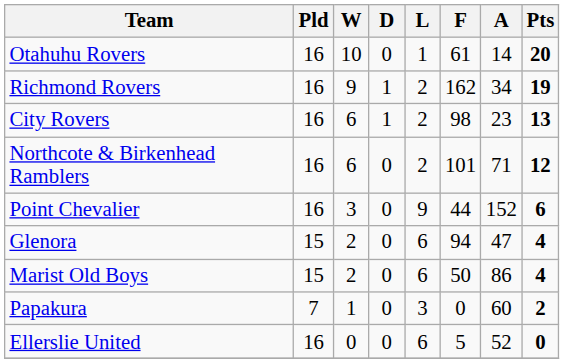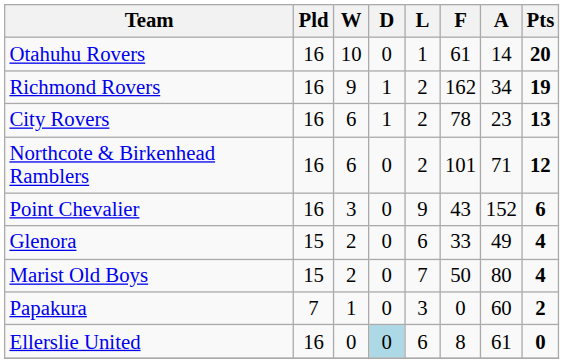(461, 119) 98 -> (461, 119) 78
(461, 209) 44 -> (461, 209) 43
(461, 242) 94 -> (461, 242) 33
(501, 242) 47 -> (501, 242) 49
(422, 275) 6 -> (422, 275) 7
(501, 275) 86 -> (501, 275) 80
(387, 341) no background -> (387, 341) lightblue background
(461, 341) 5 -> (461, 341) 8
(501, 341) 52 -> (501, 341) 61
